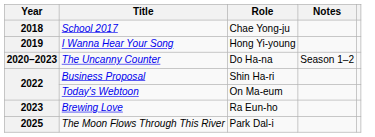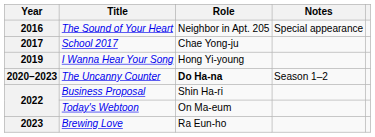+ row: (117, 28)
(32, 28) 2018 -> (32, 44) 2017
(251, 60) normal -> (200, 76) bold
- row: (143, 124)
